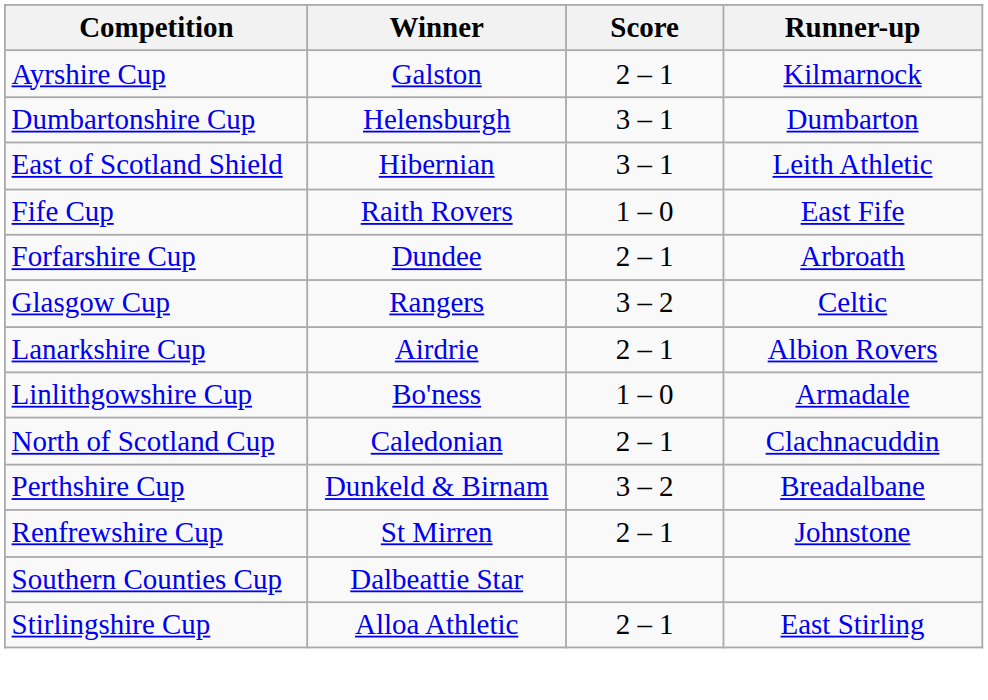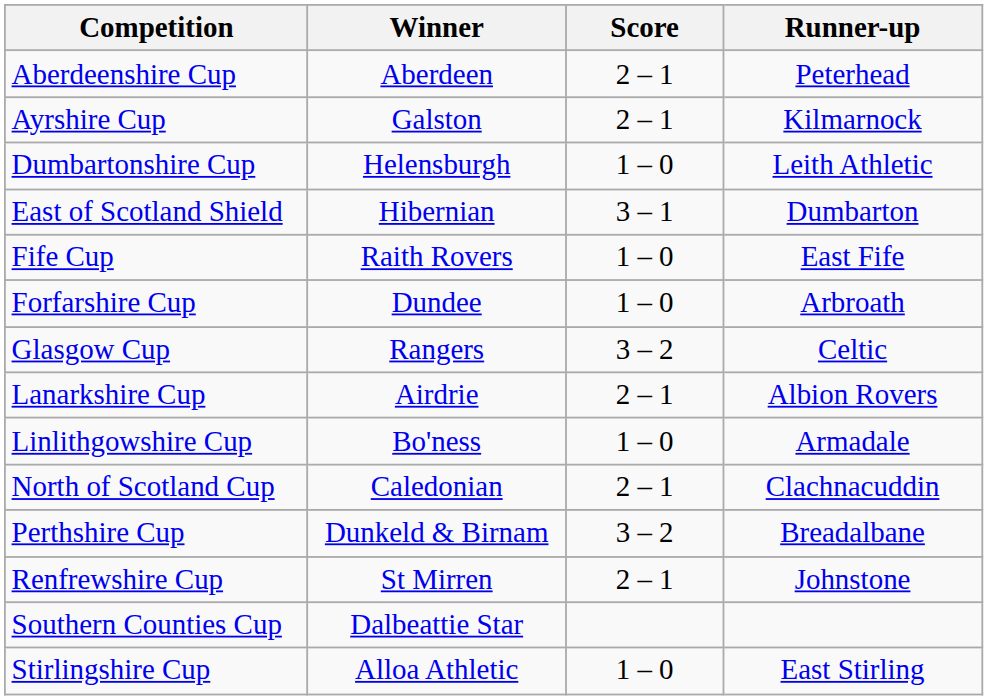+ row: (124, 73)
(645, 119) 3 – 1 -> (645, 165) 1 – 0
(853, 119) Dumbarton -> (853, 165) Leith Athletic
(853, 165) Leith Athletic -> (853, 211) Dumbarton
(645, 257) 2 – 1 -> (645, 303) 1 – 0
(645, 624) 2 – 1 -> (645, 670) 1 – 0
